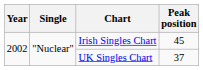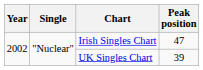(179, 40) 45 -> (179, 40) 47
(179, 57) 37 -> (179, 57) 39
